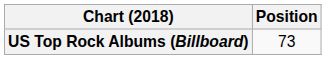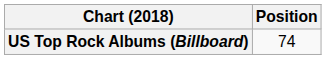(287, 41) 73 -> (287, 41) 74
